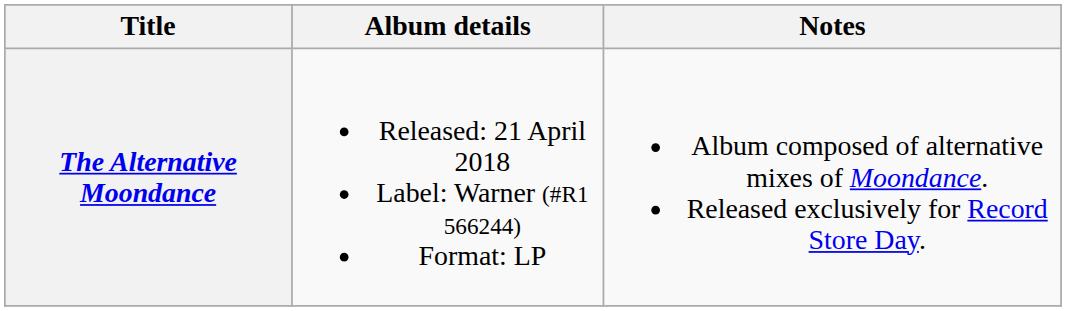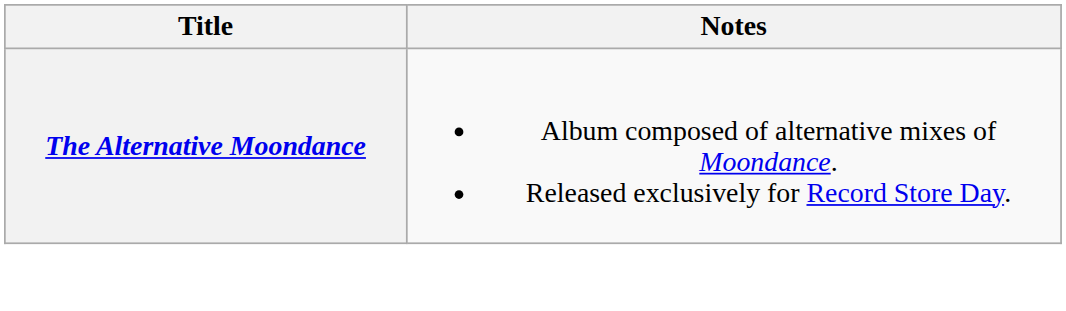- column: (448, 26)
